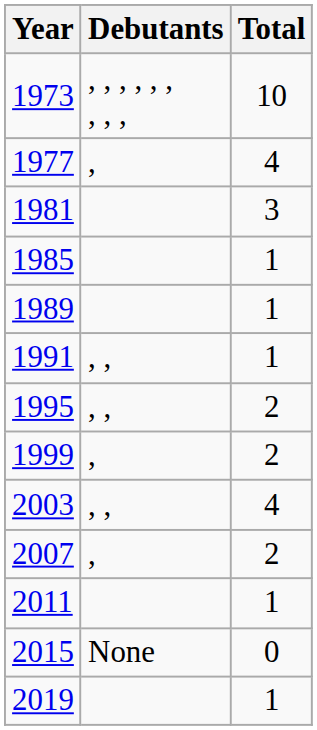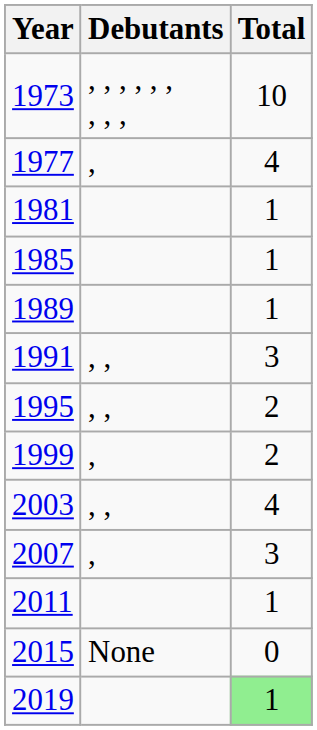(272, 210) 3 -> (272, 210) 1
(272, 357) 1 -> (272, 357) 3
(272, 553) 2 -> (272, 553) 3
(272, 700) no background -> (272, 700) lightgreen background
